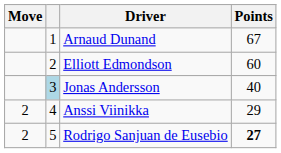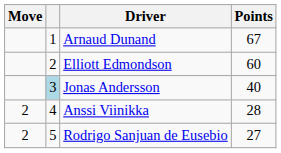(254, 111) 29 -> (254, 111) 28
(254, 134) bold -> (254, 134) normal
